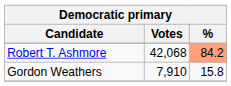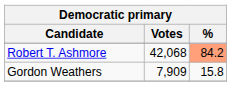(172, 72) 7,910 -> (172, 72) 7,909
